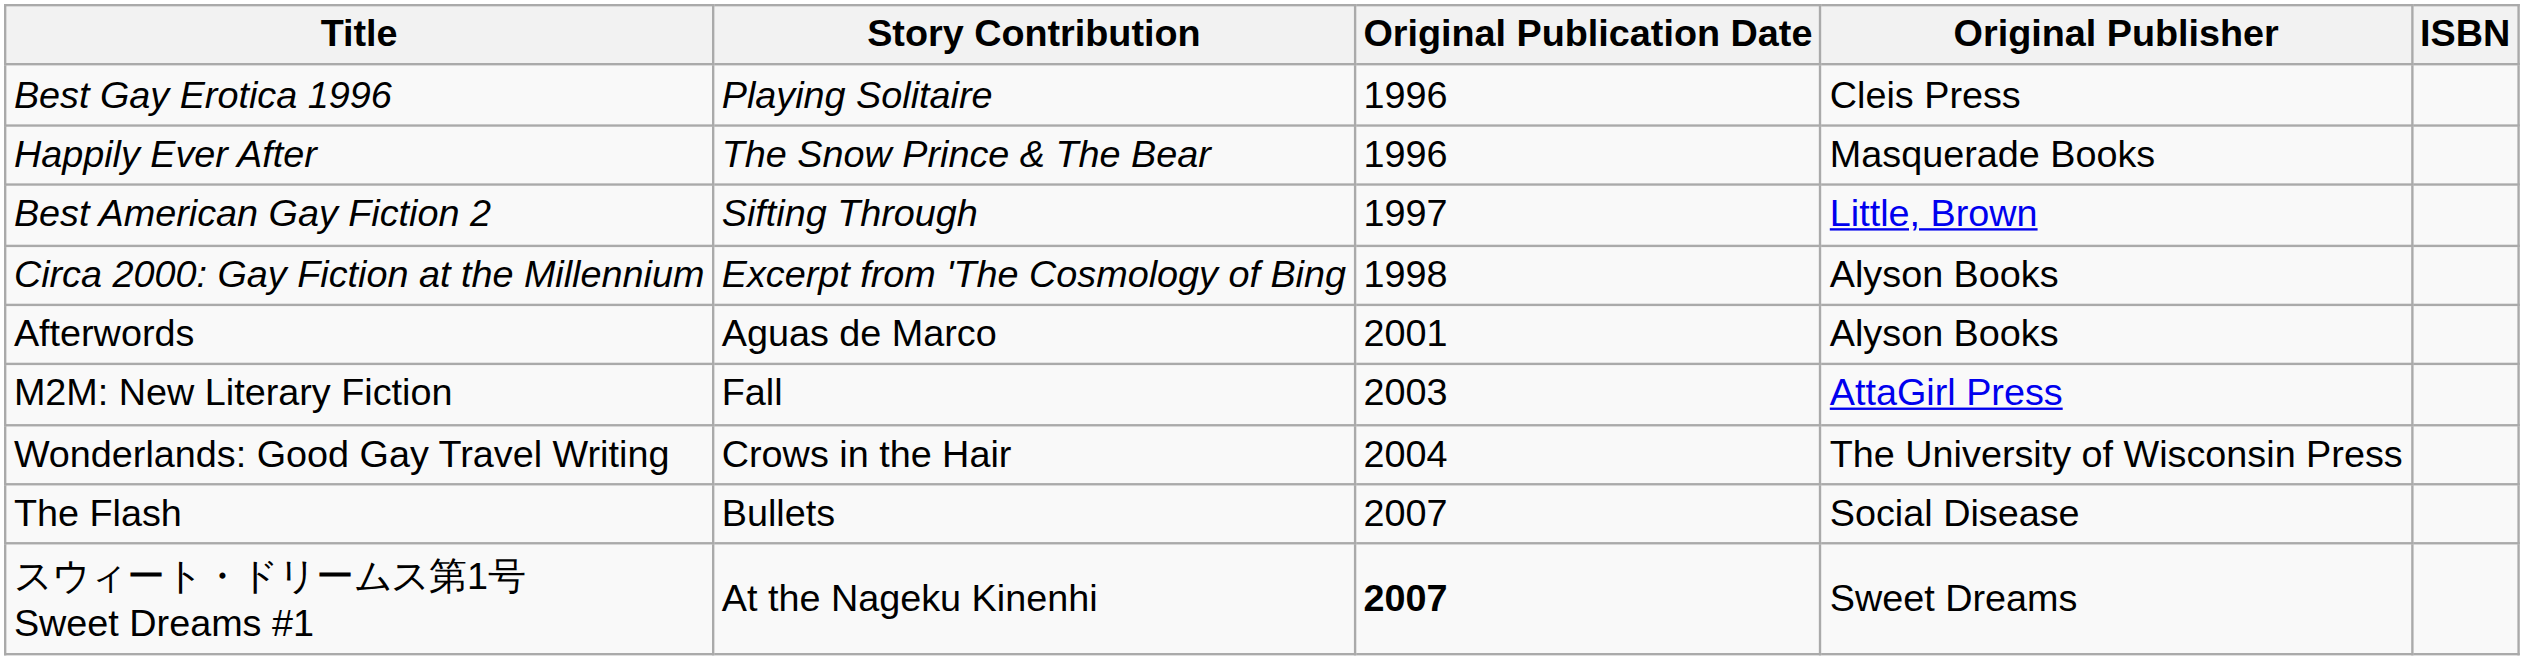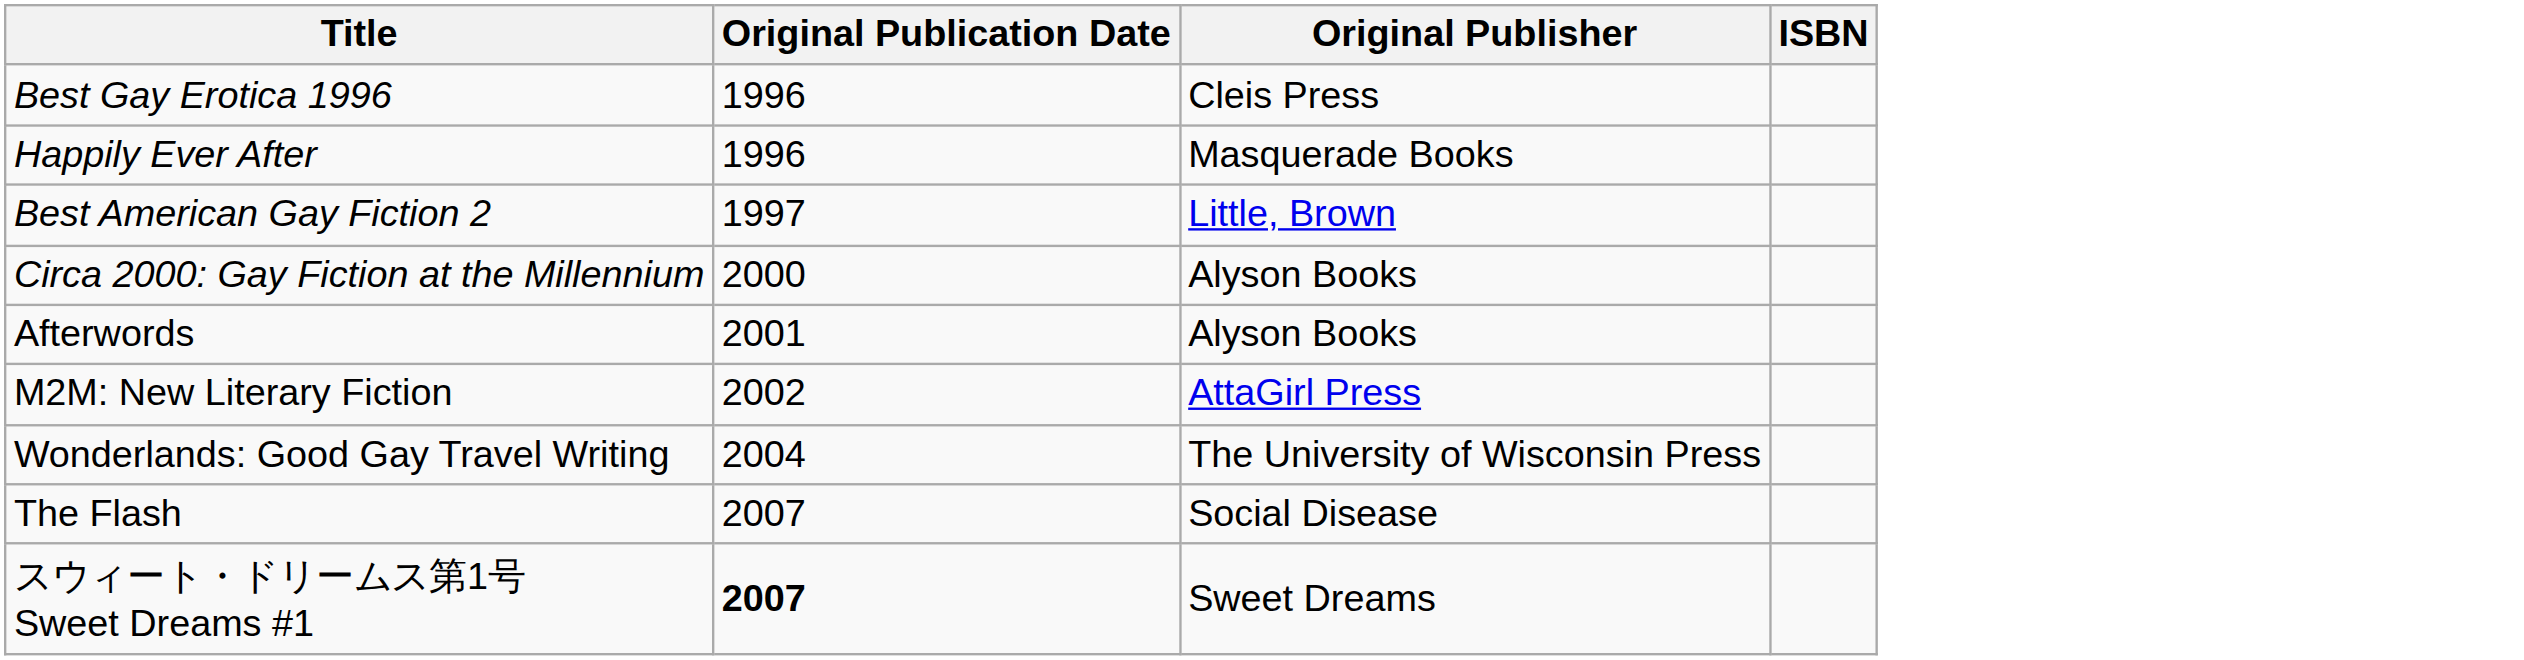- column: (1034, 34)
(1405, 273) 1998 -> (764, 273) 2000
(1405, 393) 2003 -> (764, 393) 2002
